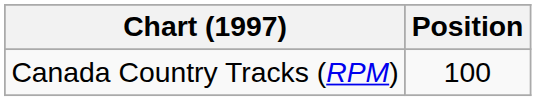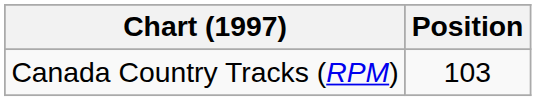(468, 71) 100 -> (468, 71) 103
